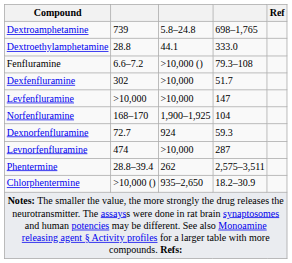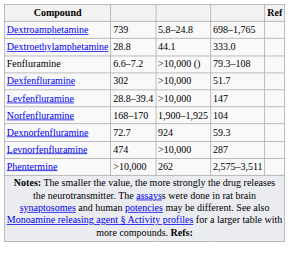(130, 98) >10,000 -> (133, 98) 28.8–39.4
(133, 166) 28.8–39.4 -> (130, 166) >10,000
- row: (43, 183)
